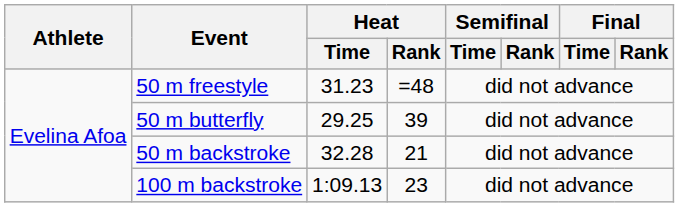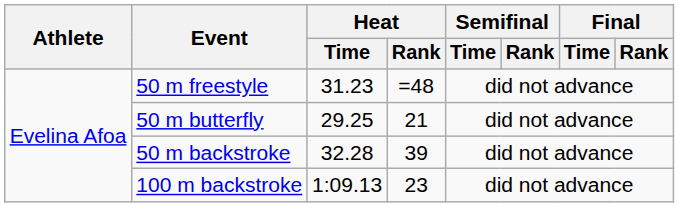(416, 120) 39 -> (416, 120) 21
(416, 153) 21 -> (416, 153) 39
